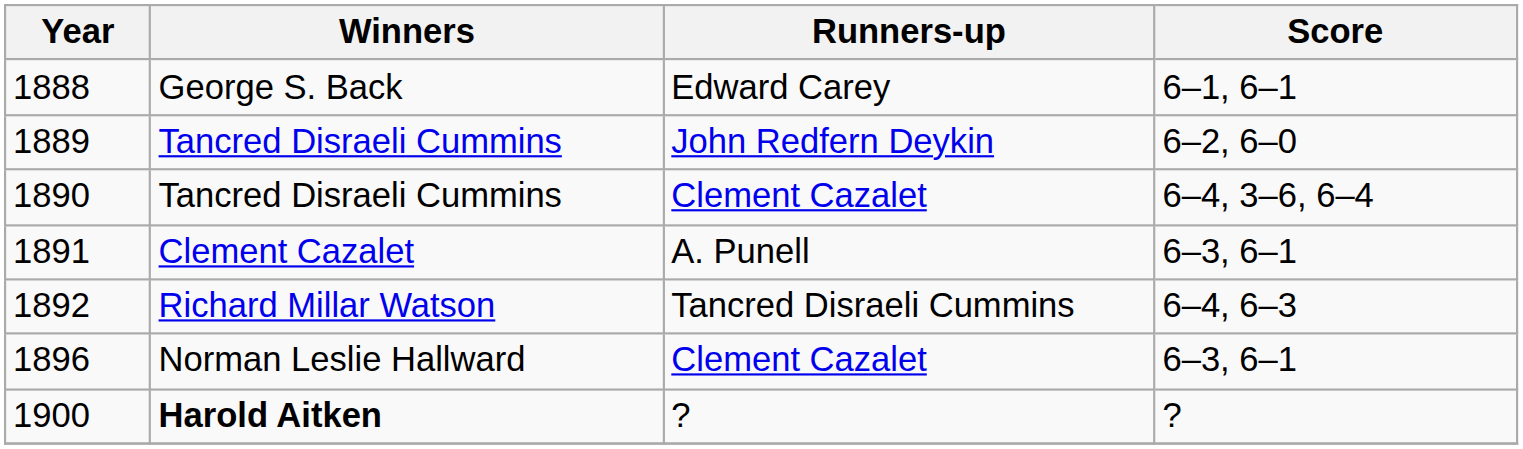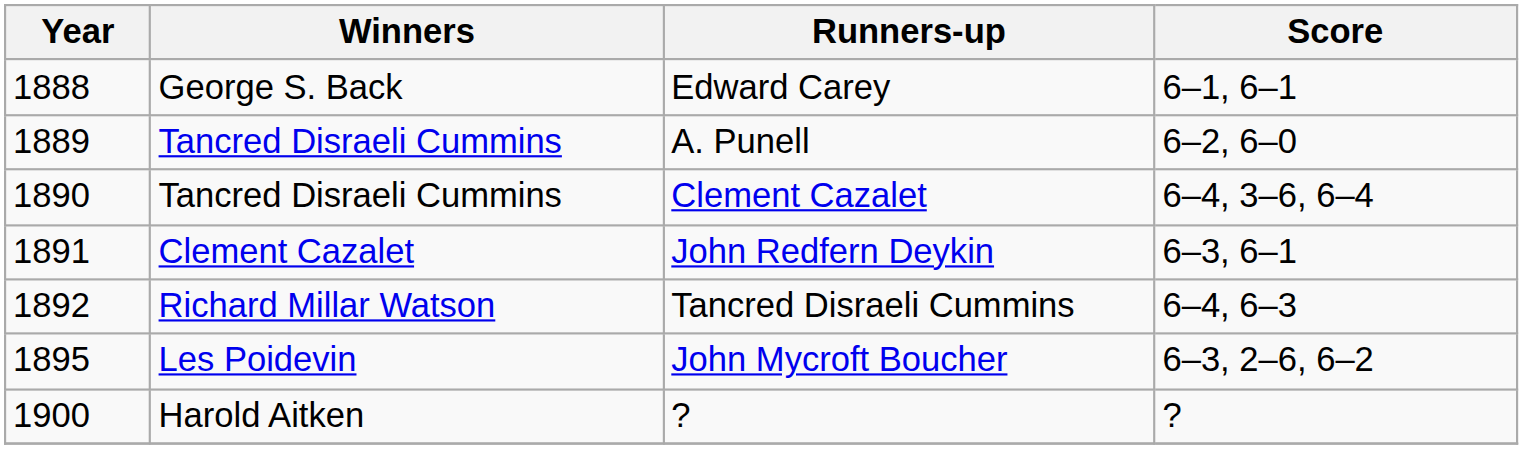(833, 141) John Redfern Deykin -> (740, 141) A. Punell
(740, 251) A. Punell -> (833, 251) John Redfern Deykin
+ row: (51, 360)
- row: (51, 360)
(270, 415) bold -> (261, 415) normal
